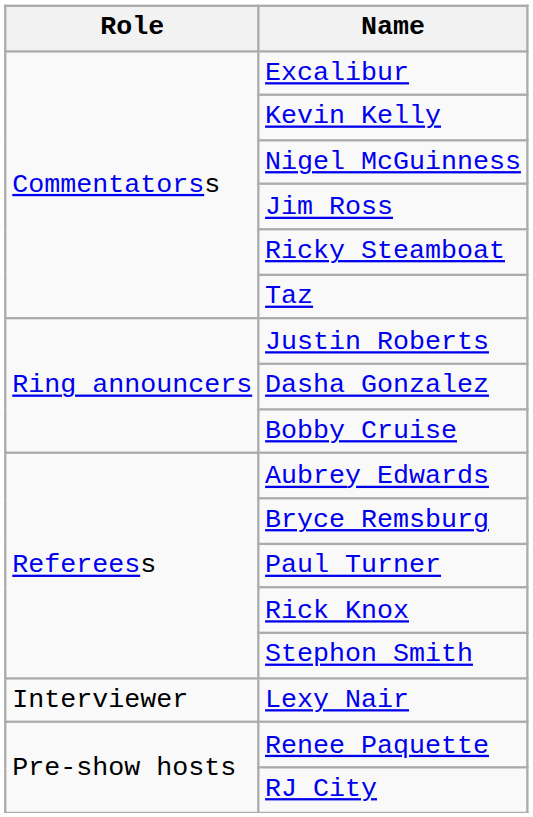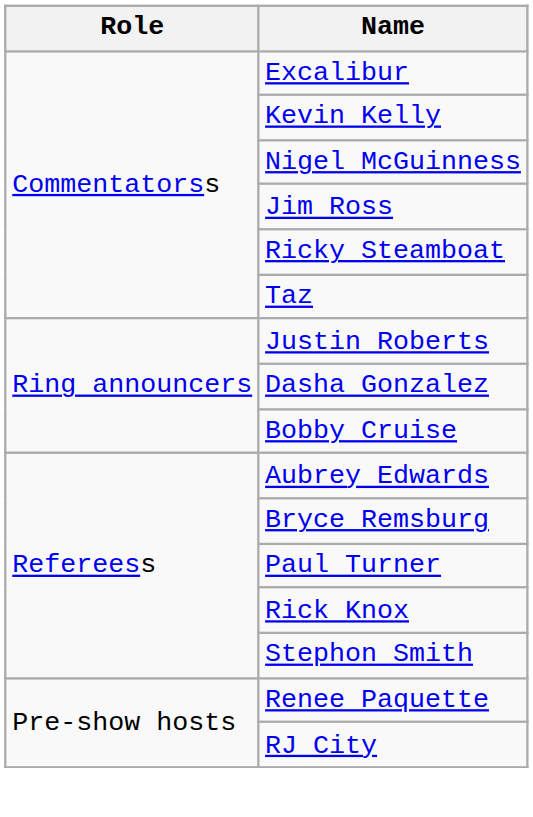- row: (337, 700)
